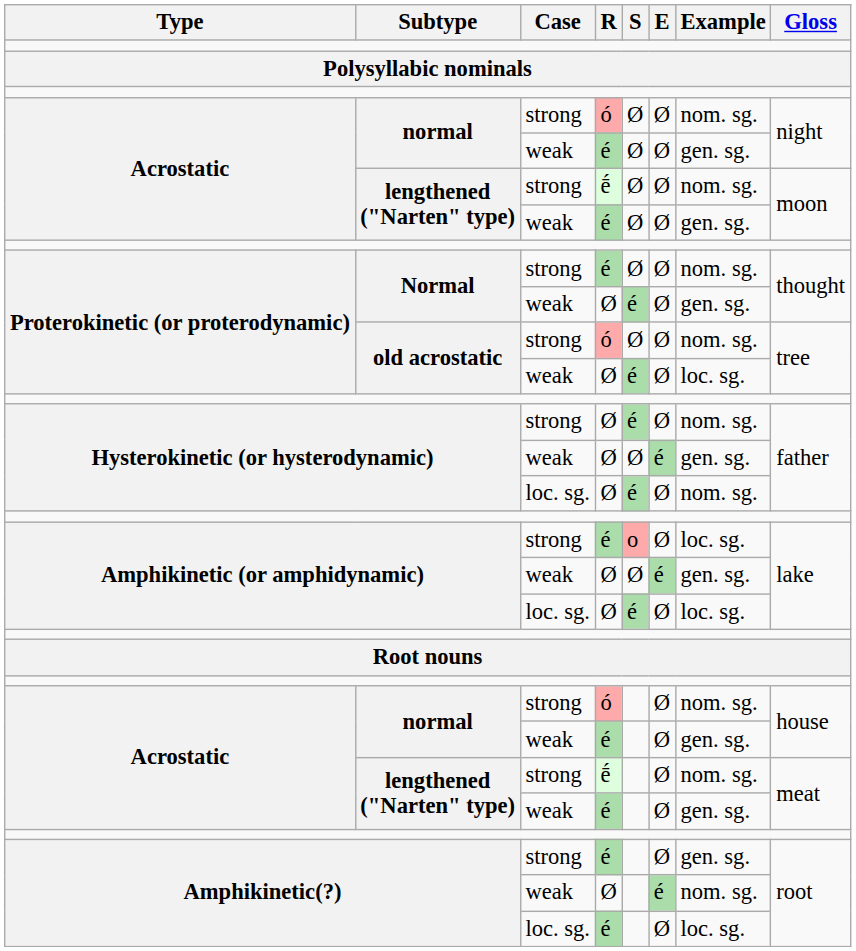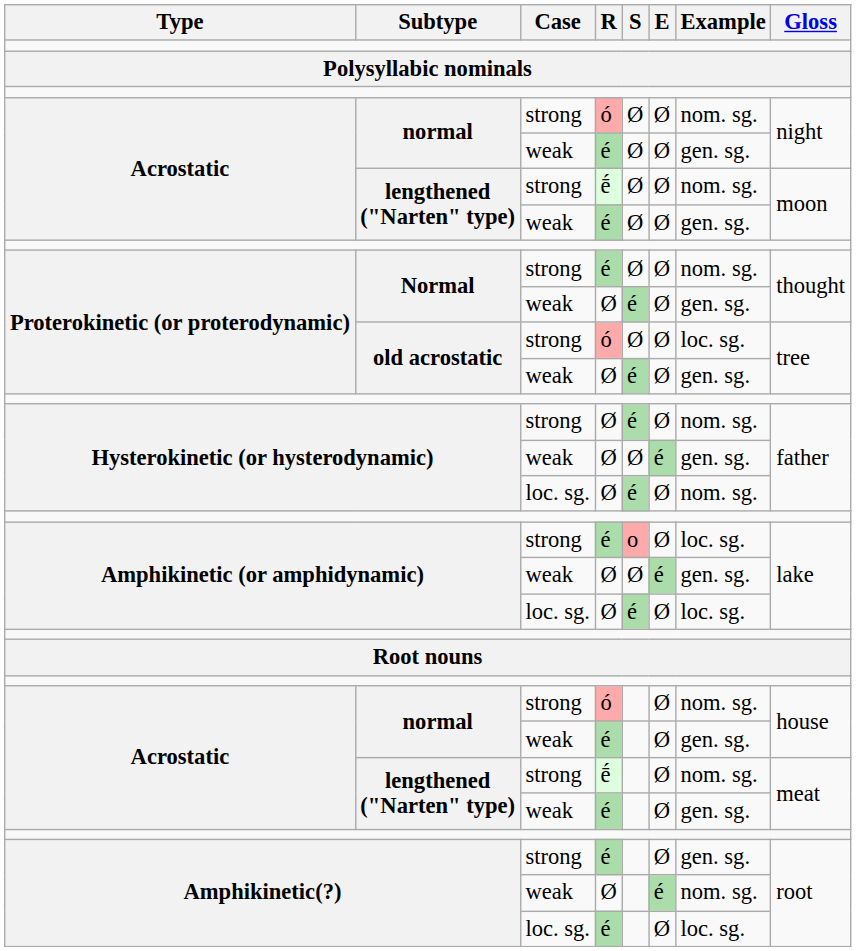(719, 339) nom. sg. -> (713, 339) loc. sg.
(713, 375) loc. sg. -> (715, 375) gen. sg.
